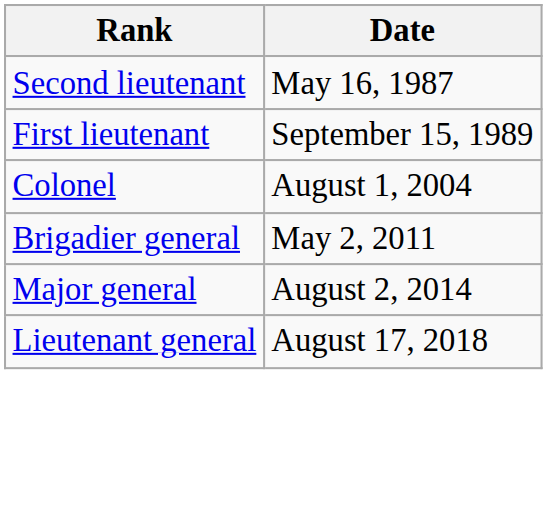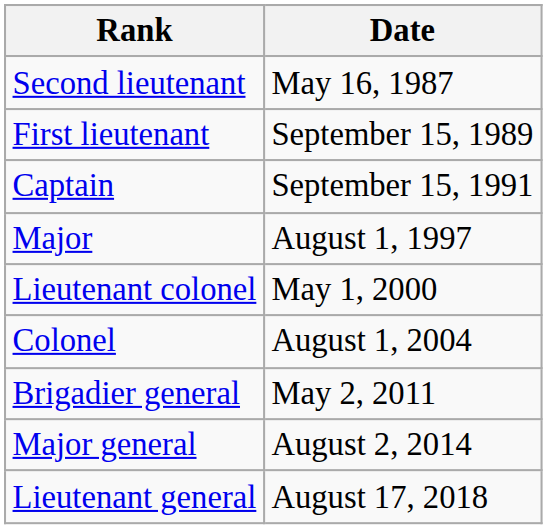+ row: (63, 185)
+ row: (52, 237)
+ row: (134, 289)
